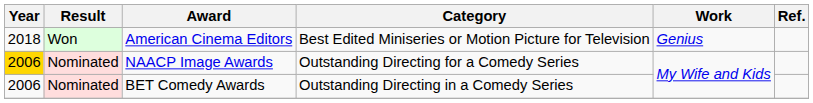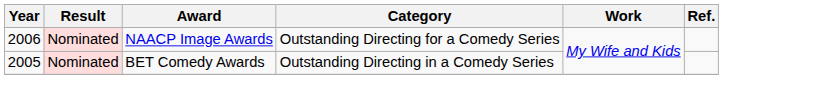- row: (209, 39)
(24, 62) gold background -> (24, 39) no background
(24, 86) 2006 -> (24, 62) 2005
